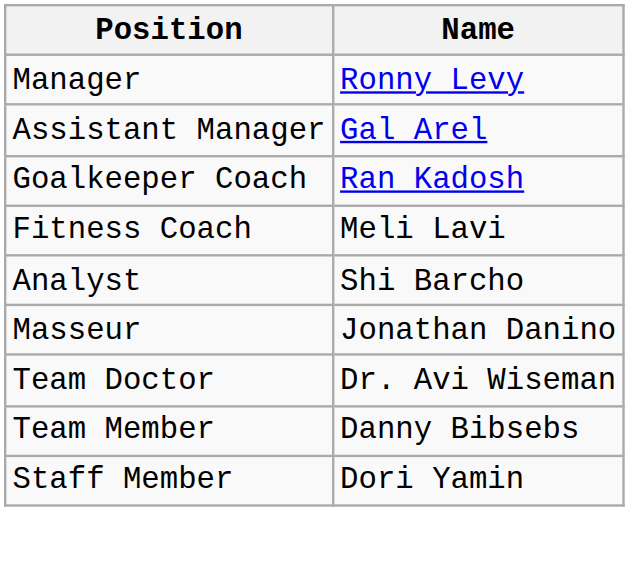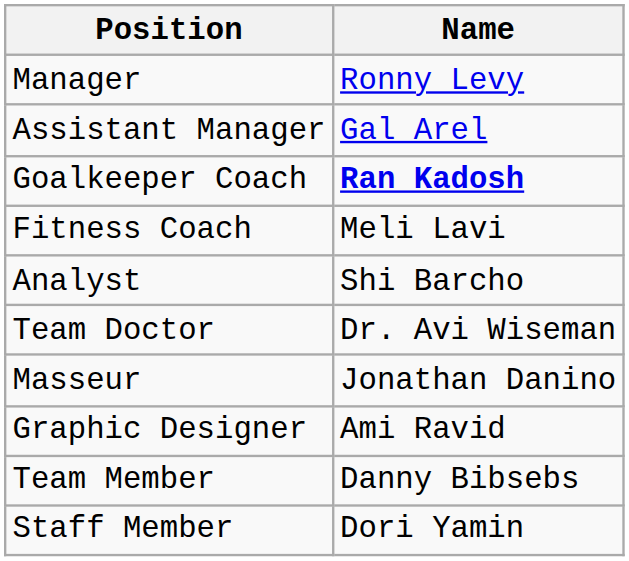(432, 180) normal -> (432, 180) bold
rows swapped: (77, 330) <-> (114, 380)
+ row: (160, 430)
